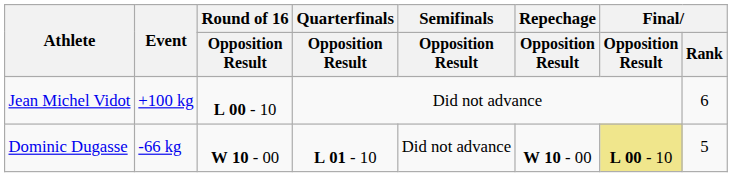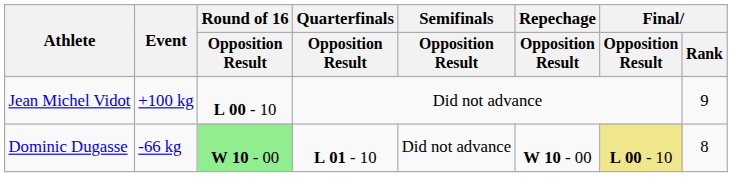(704, 100) 6 -> (704, 100) 9
(245, 157) no background -> (245, 157) lightgreen background
(704, 147) 5 -> (704, 147) 8
